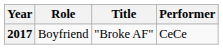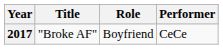columns swapped: (124, 14) <-> (63, 14)
